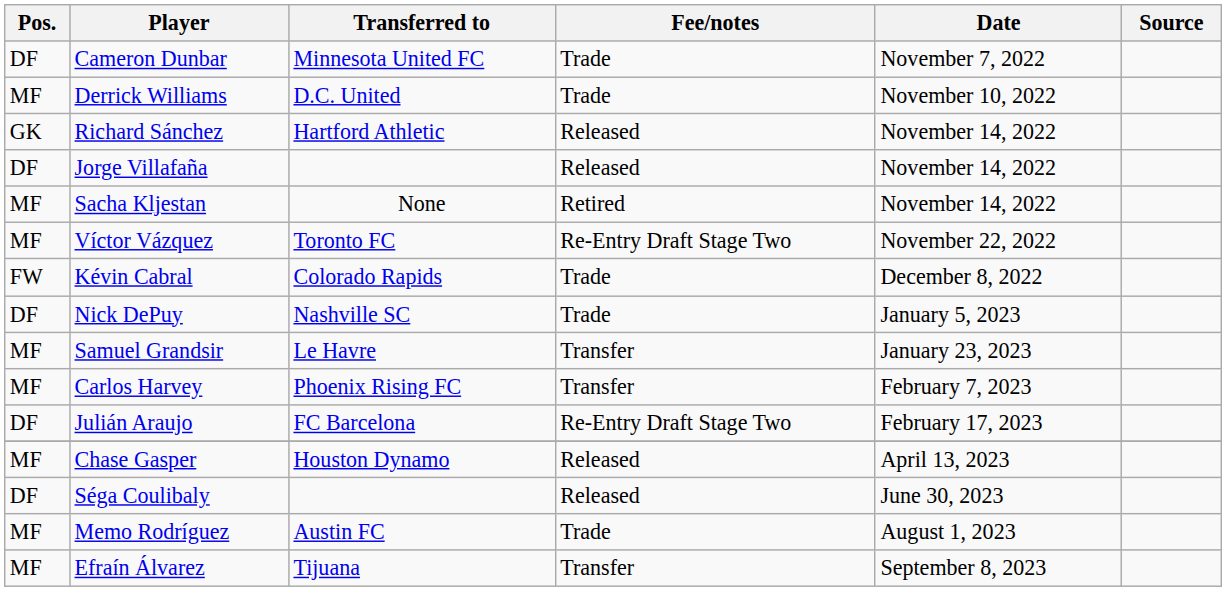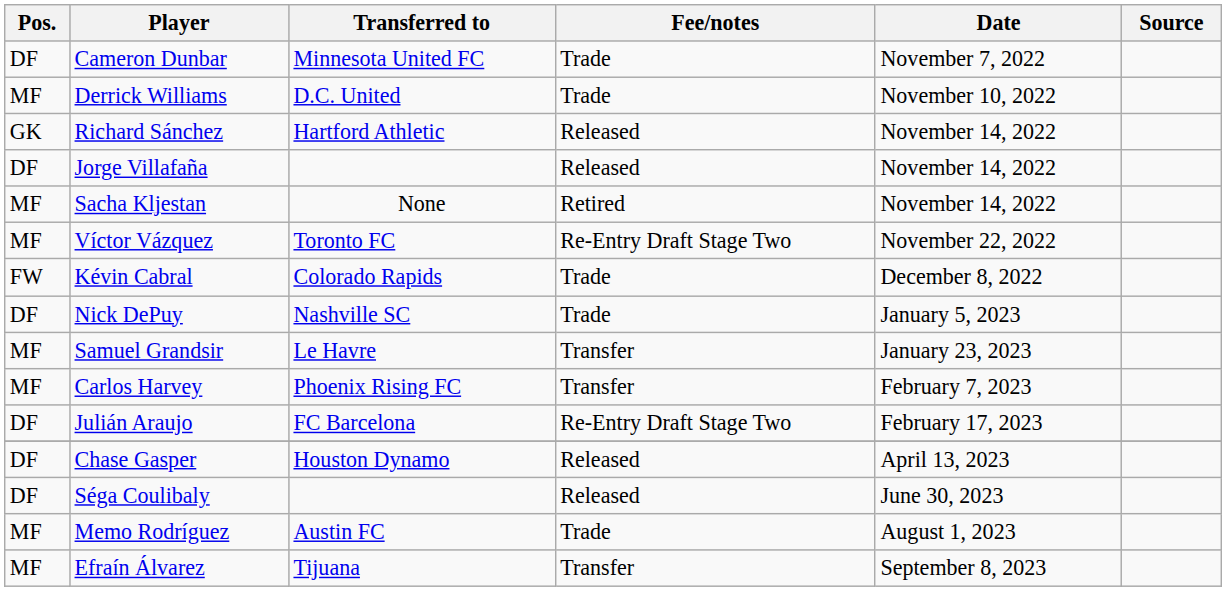(26, 458) MF -> (24, 458) DF
